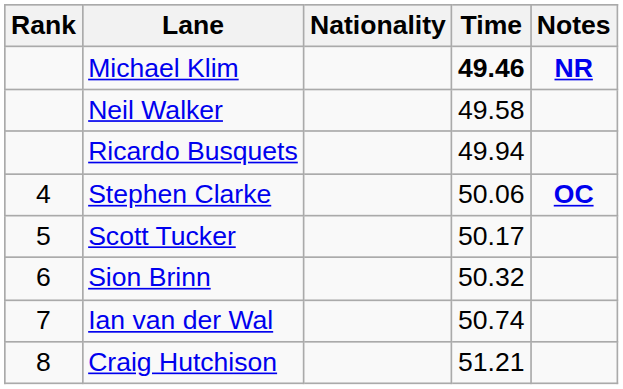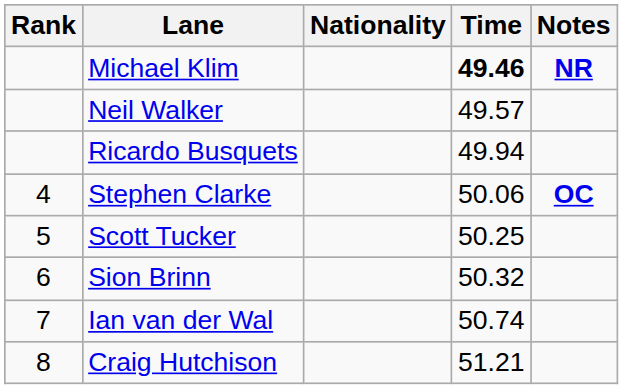(491, 109) 49.58 -> (491, 109) 49.57
(491, 236) 50.17 -> (491, 236) 50.25
